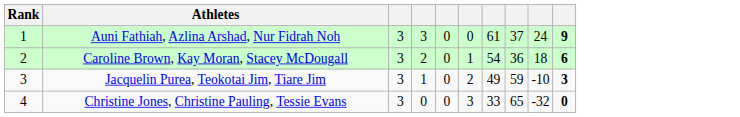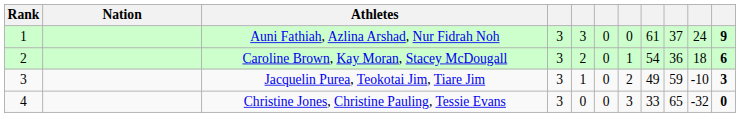+ column: (122, 15)
